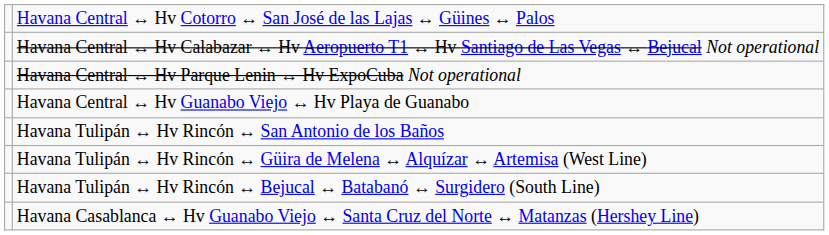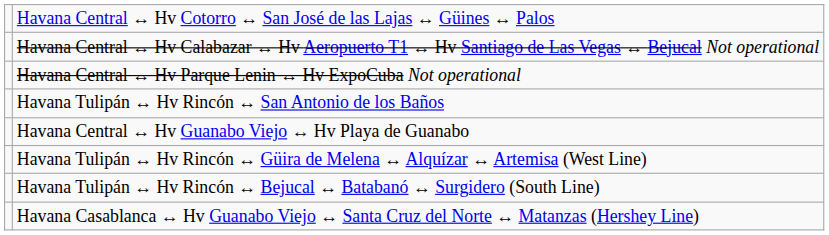rows swapped: (243, 103) <-> (230, 131)
